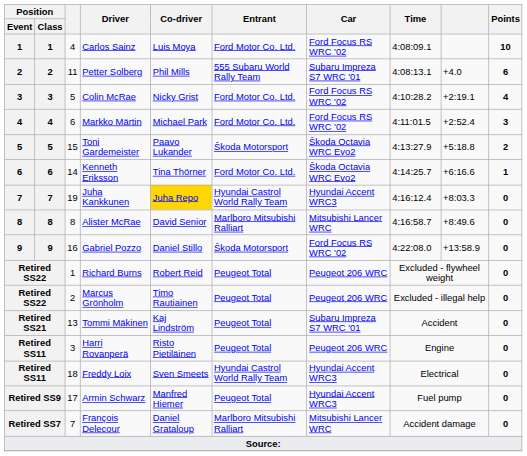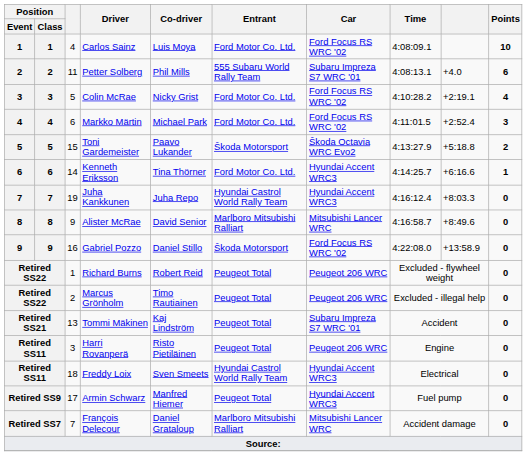(340, 172) Škoda Octavia WRC Evo2 -> (342, 172) Hyundai Accent WRC3
(175, 197) gold background -> (175, 197) no background
(73, 222) 8 -> (73, 222) 9
